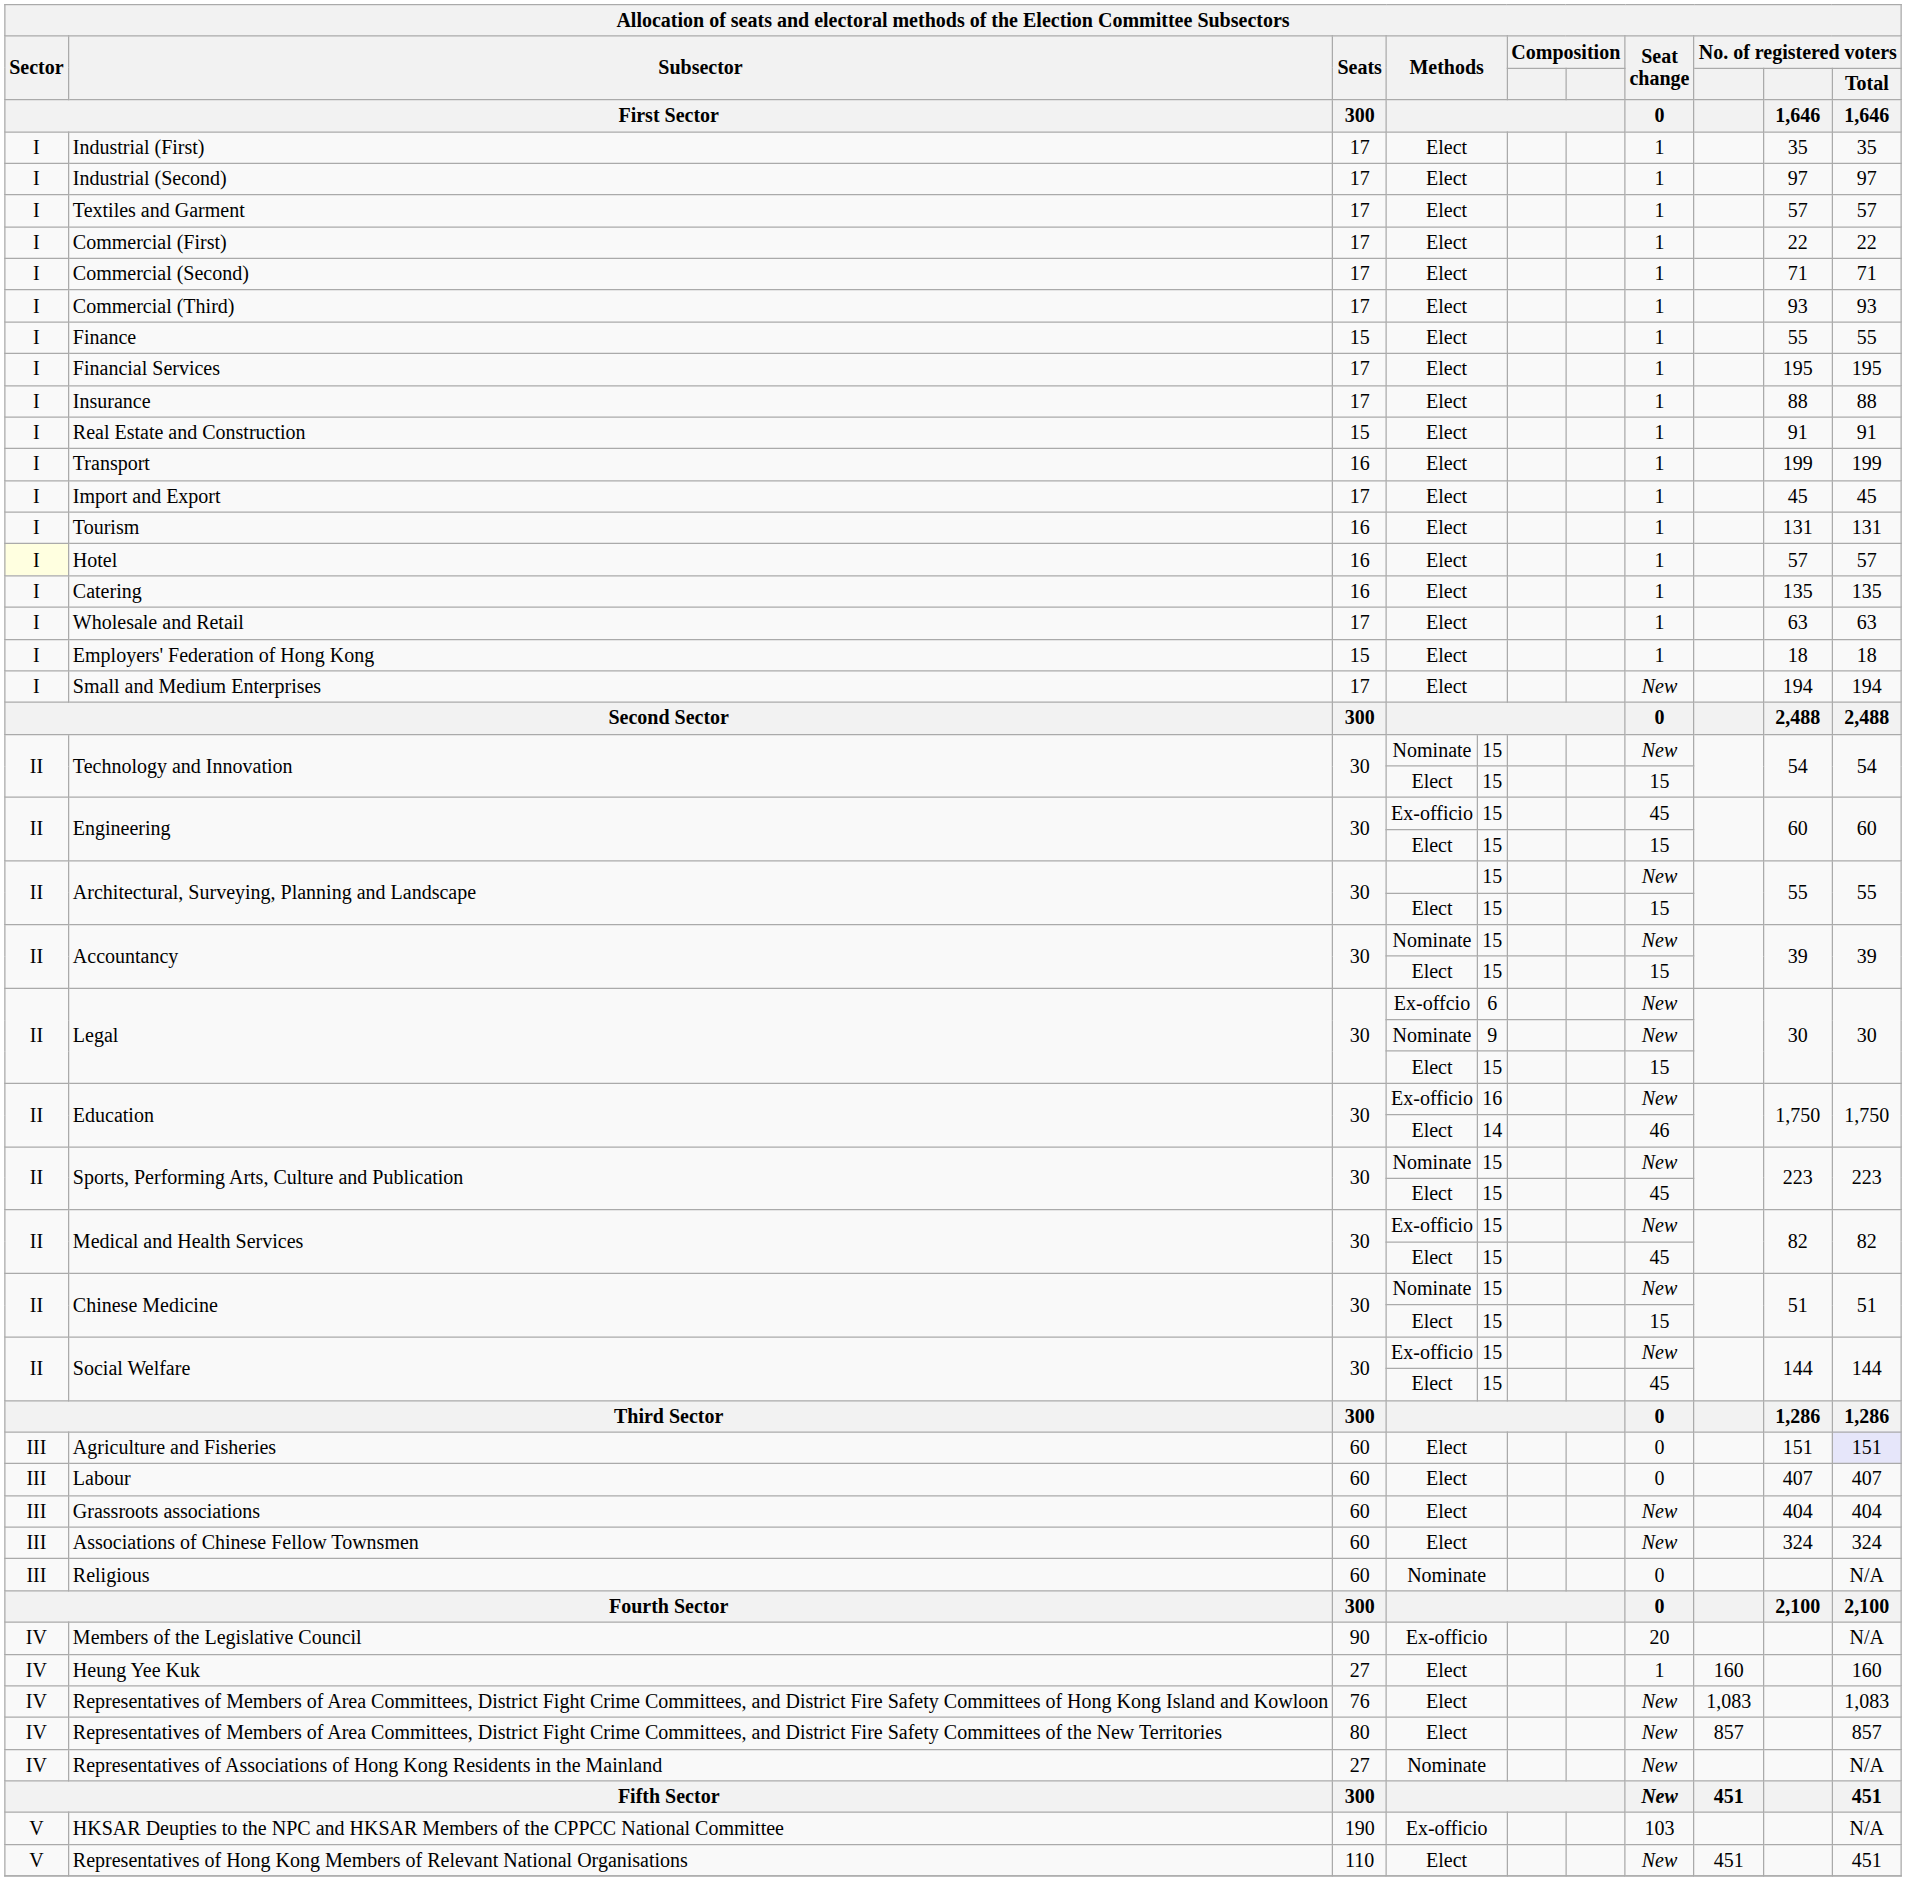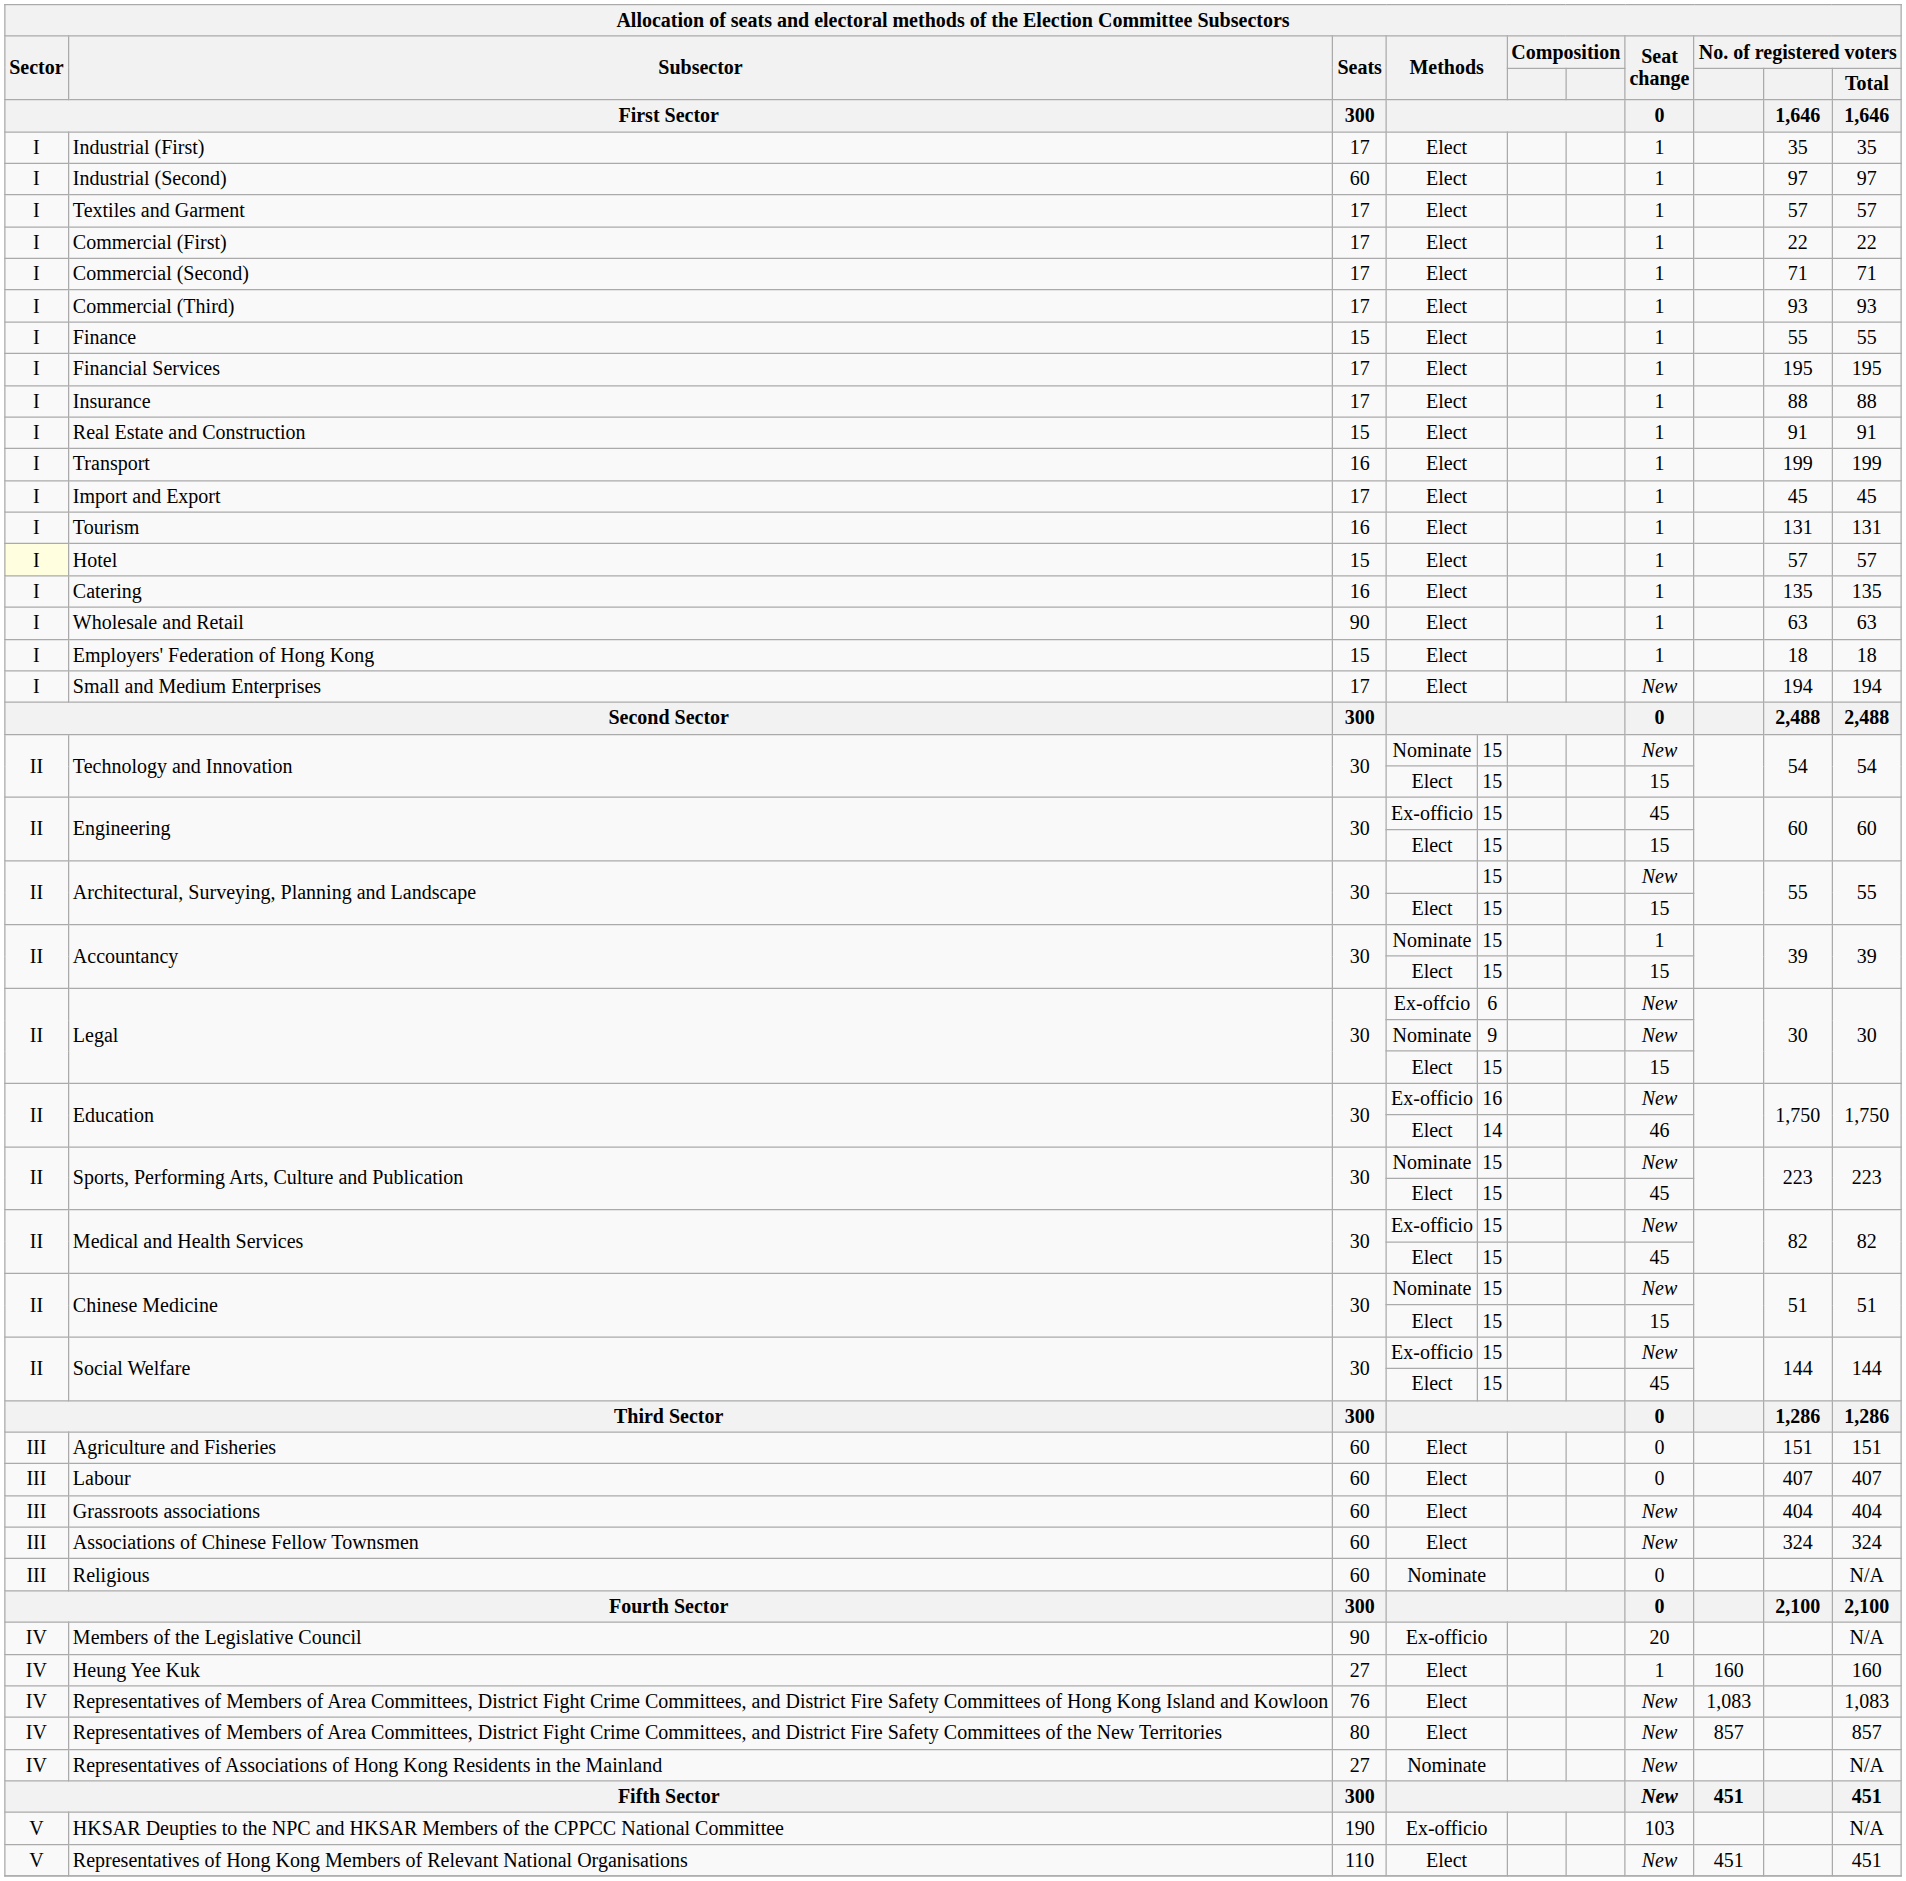(1360, 178) 17 -> (1360, 178) 60
(1360, 559) 16 -> (1360, 559) 15
(1360, 623) 17 -> (1360, 623) 90
(1659, 940) New -> (1659, 940) 1
(1867, 1447) lavender background -> (1867, 1447) no background
